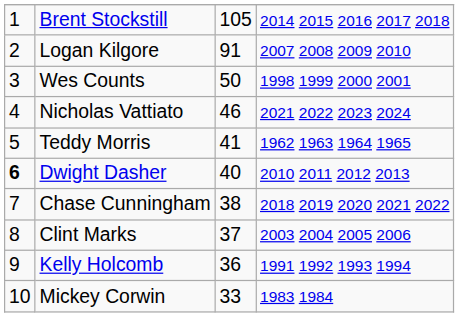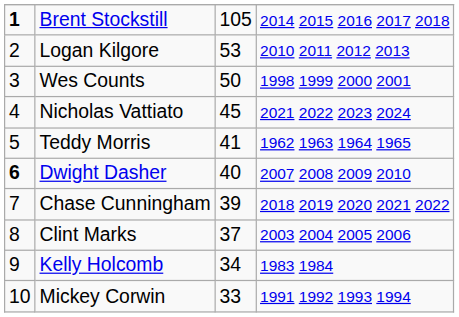(14, 19) normal -> (14, 19) bold
(230, 50) 91 -> (230, 50) 53
(335, 51) 2007 2008 2009 2010 -> (335, 51) 2010 2011 2012 2013
(230, 111) 46 -> (230, 111) 45
(335, 173) 2010 2011 2012 2013 -> (335, 173) 2007 2008 2009 2010
(230, 204) 38 -> (230, 204) 39
(230, 265) 36 -> (230, 265) 34
(335, 266) 1991 1992 1993 1994 -> (297, 266) 1983 1984
(297, 296) 1983 1984 -> (335, 296) 1991 1992 1993 1994
